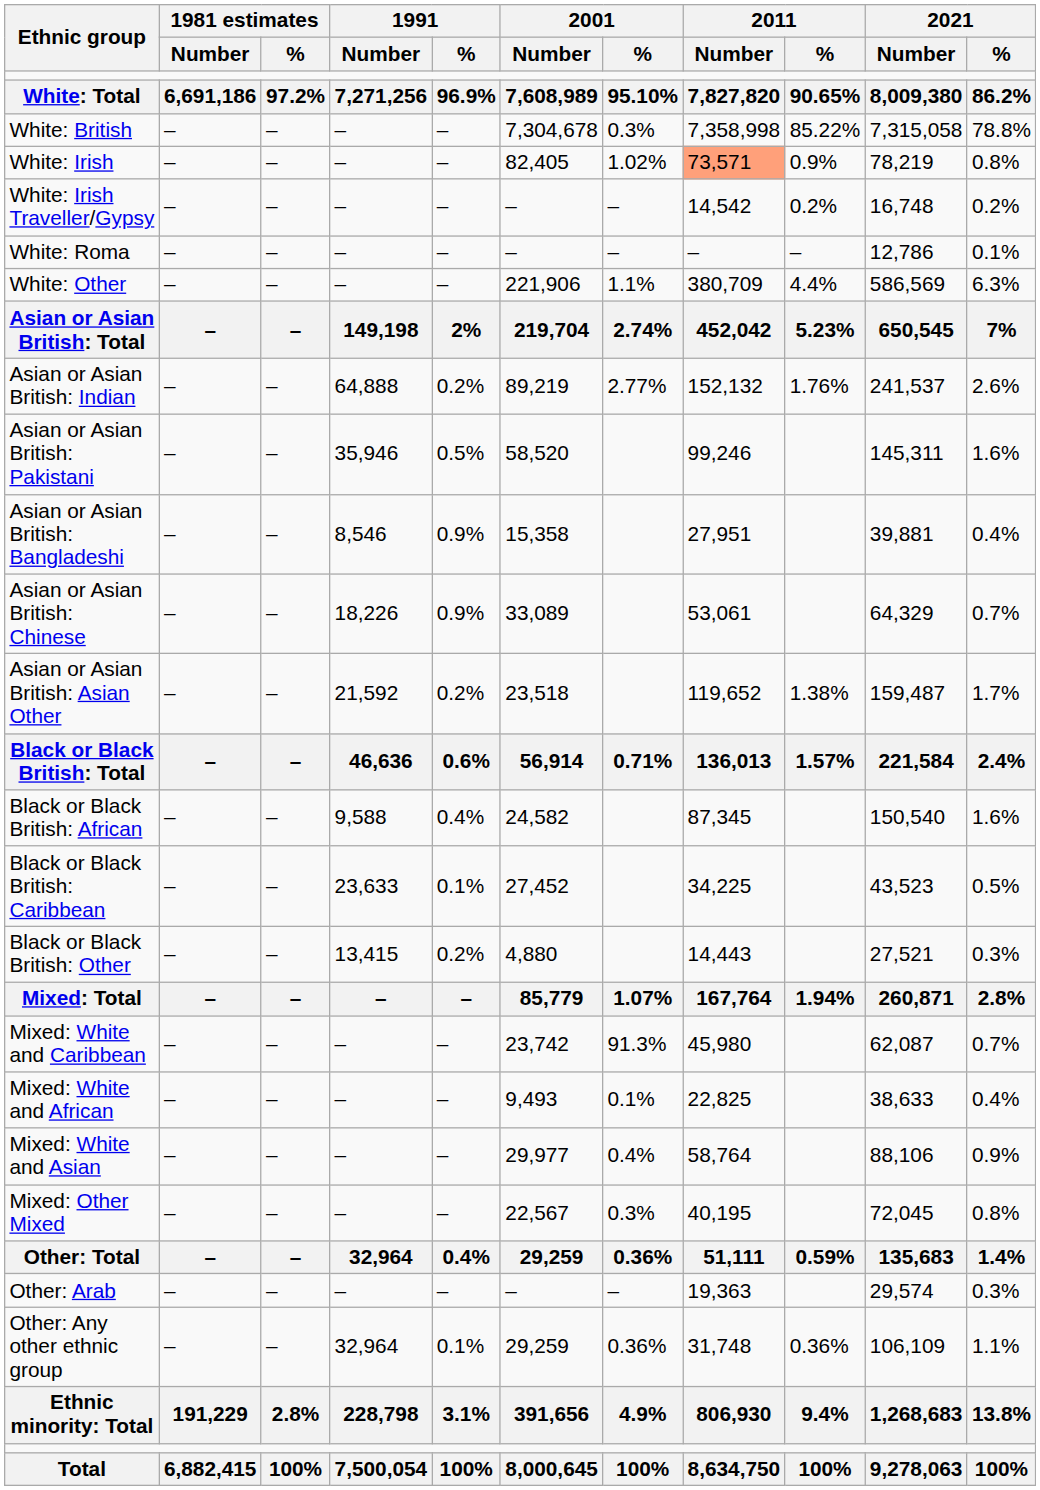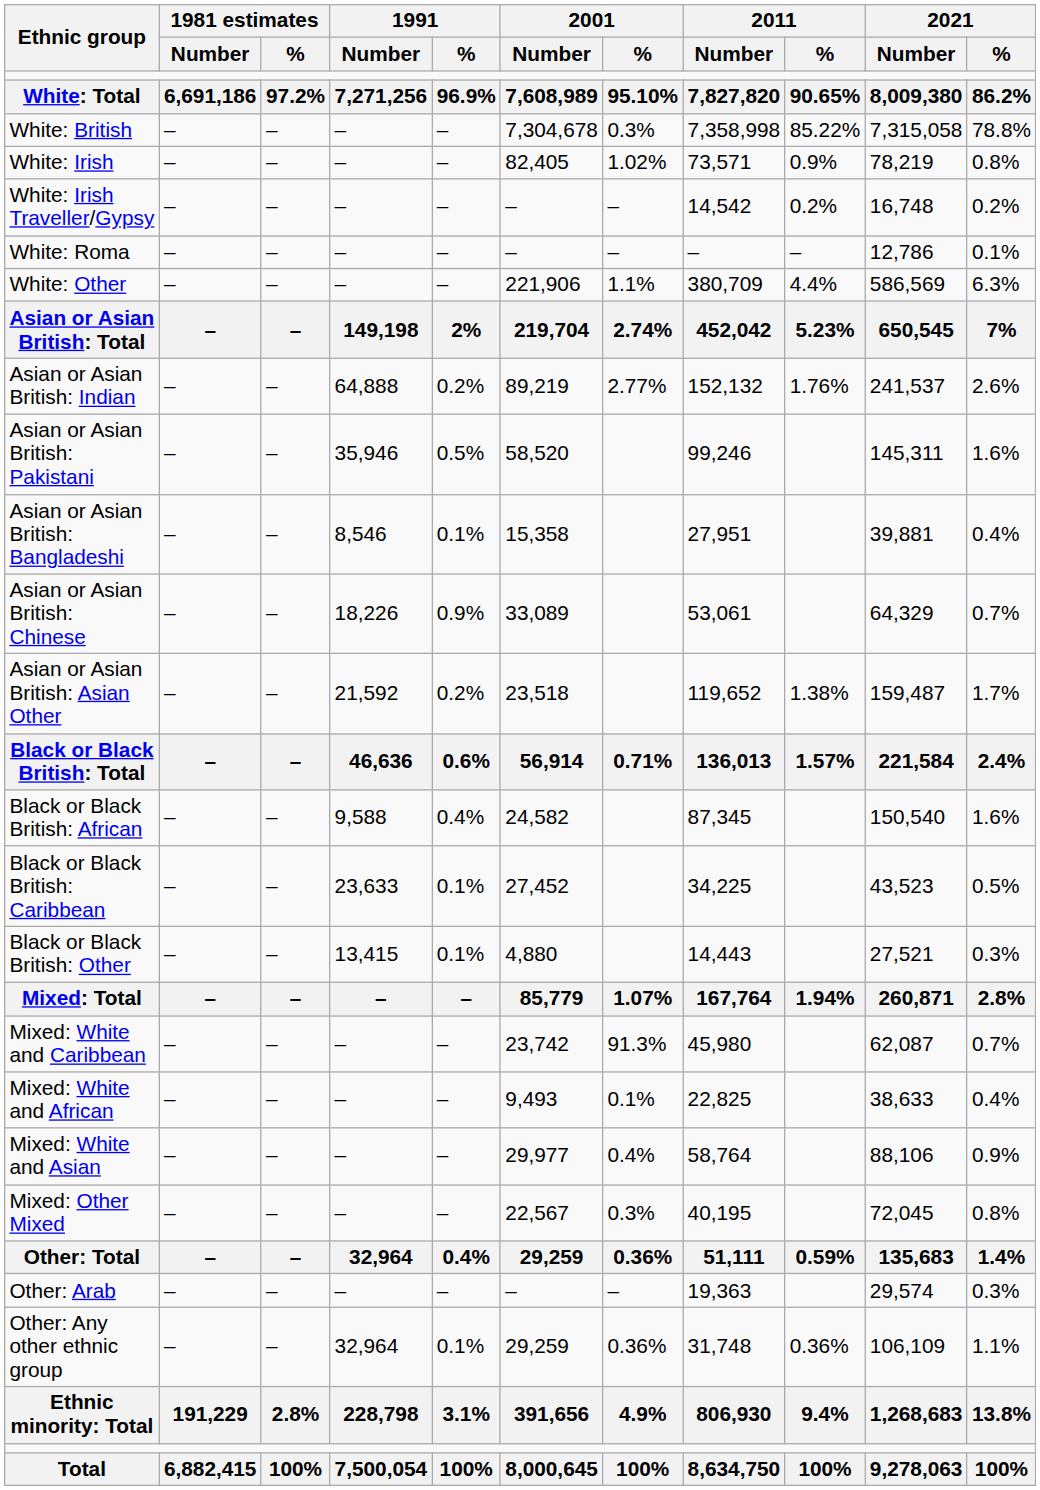(719, 162) lightsalmon background -> (719, 162) no background
(460, 533) 0.9% -> (460, 533) 0.1%
(460, 954) 0.2% -> (460, 954) 0.1%
